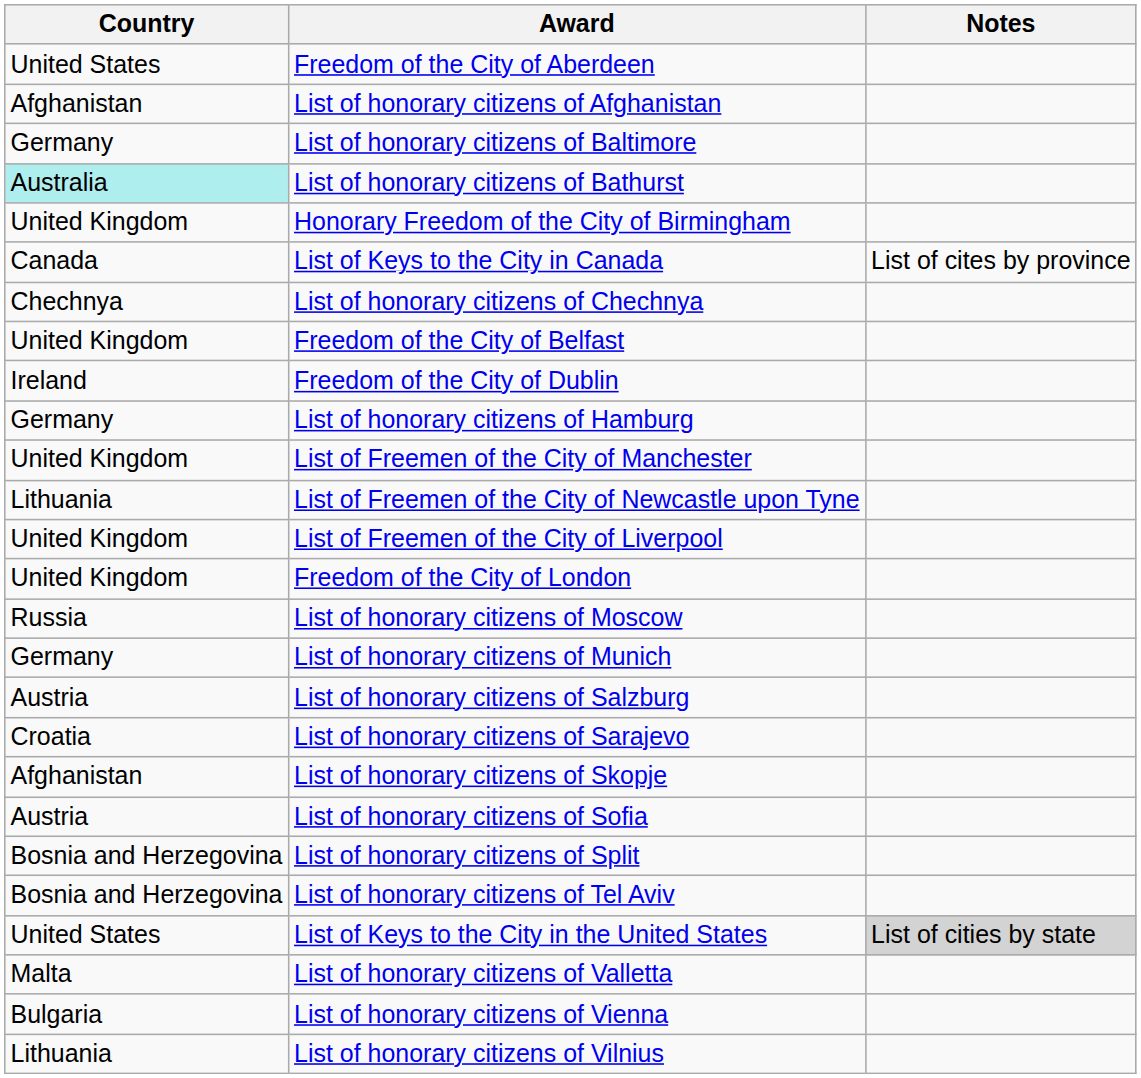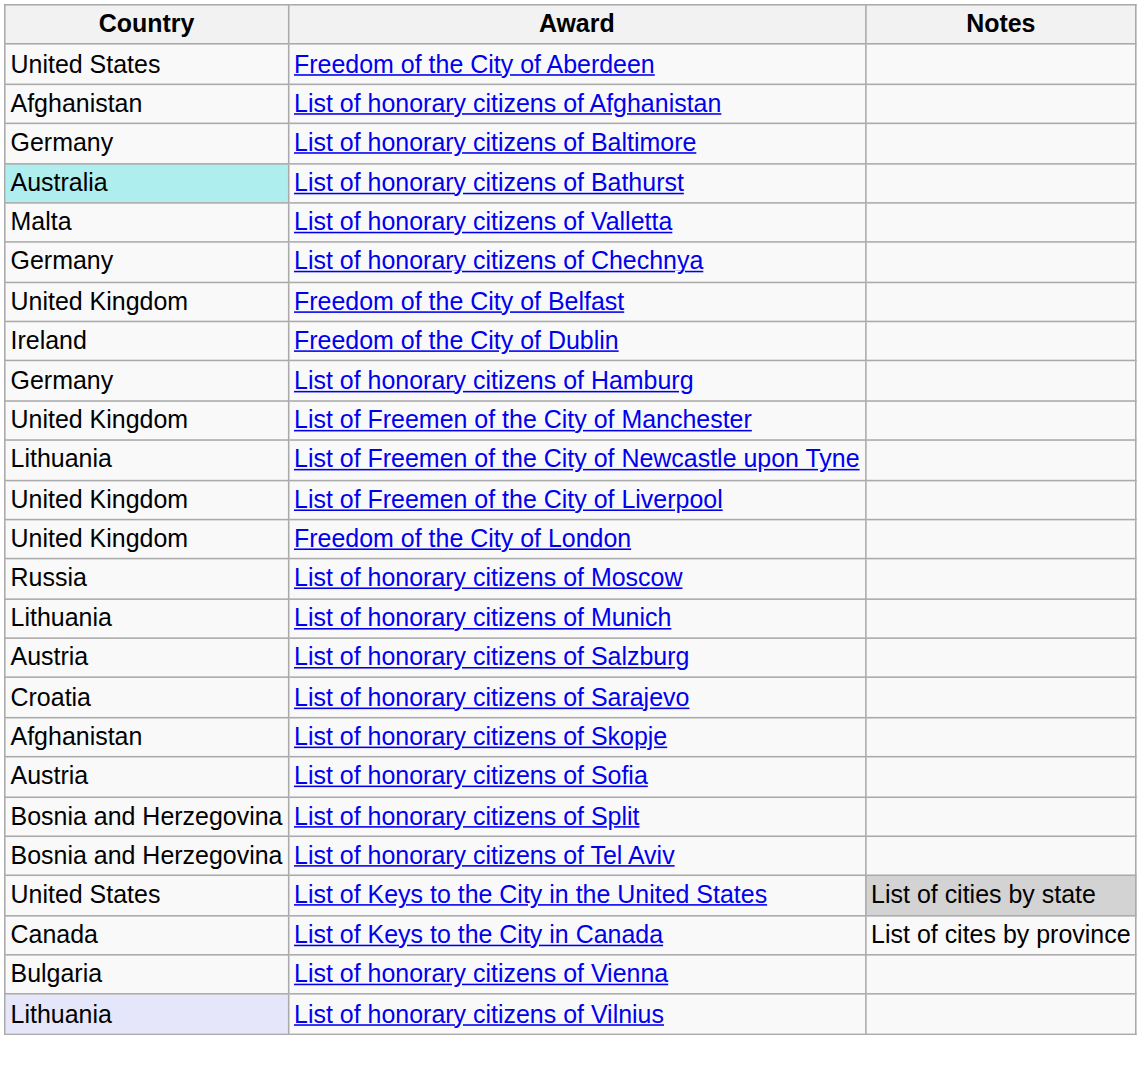- row: (542, 222)
rows swapped: (479, 261) <-> (483, 974)
(67, 301) Chechnya -> (62, 261) Germany
(62, 657) Germany -> (61, 618) Lithuania
(61, 1053) no background -> (61, 1013) lavender background
